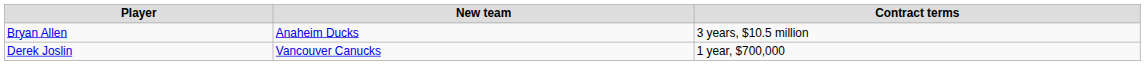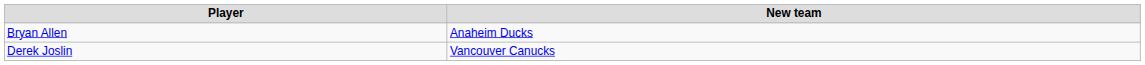- column: (917, 13)
